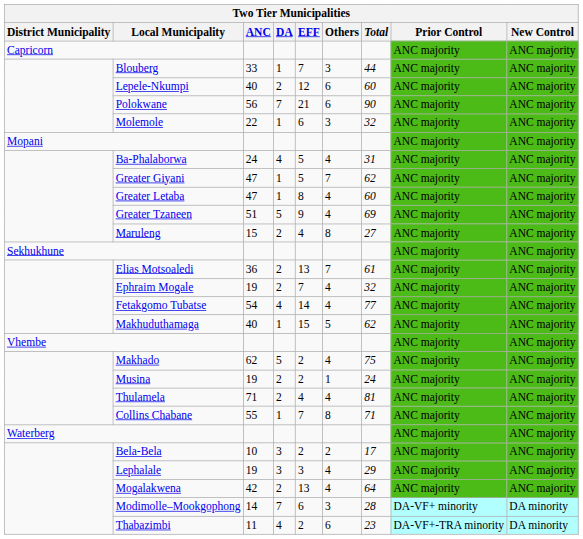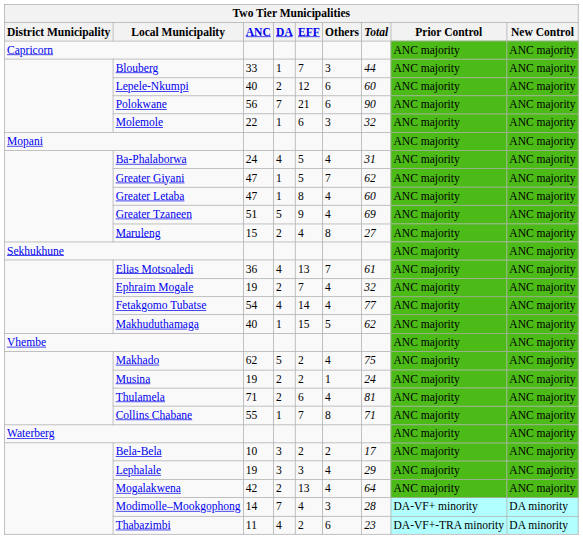(279, 269) 2 -> (279, 269) 4
(301, 397) 4 -> (301, 397) 6
(301, 506) 6 -> (301, 506) 4
